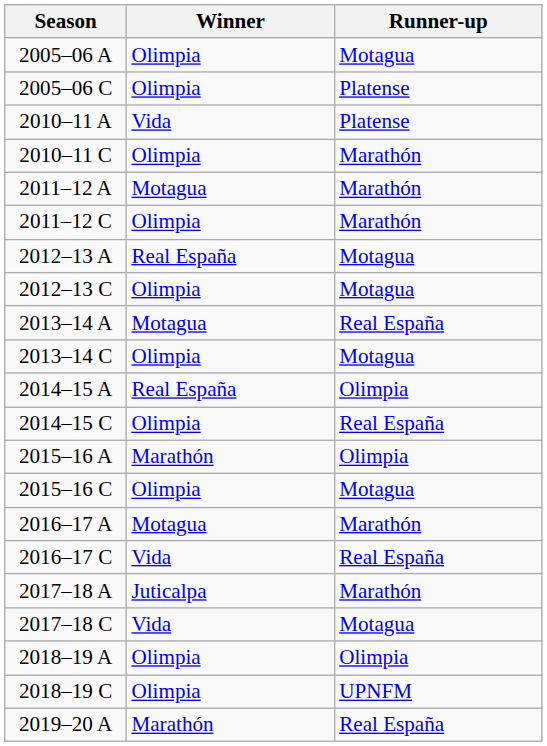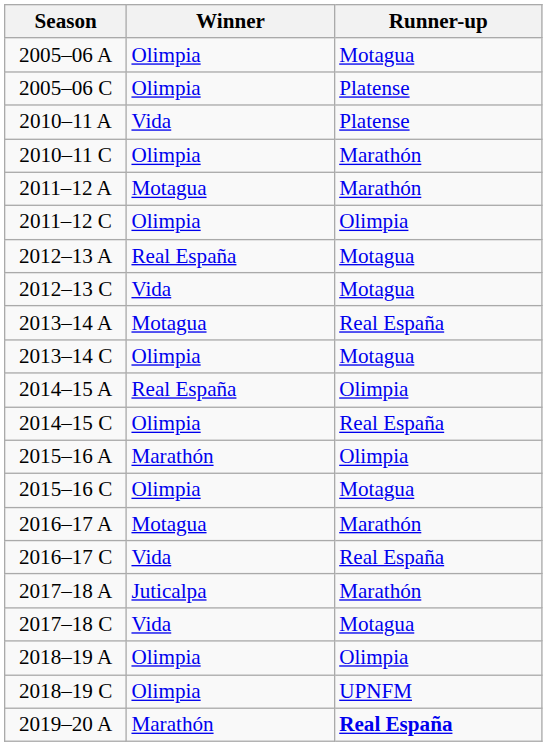(380, 222) Marathón -> (374, 222) Olimpia
(166, 289) Olimpia -> (151, 289) Vida
(392, 724) normal -> (396, 724) bold
